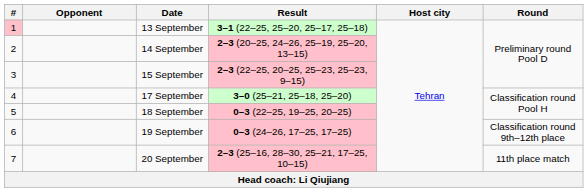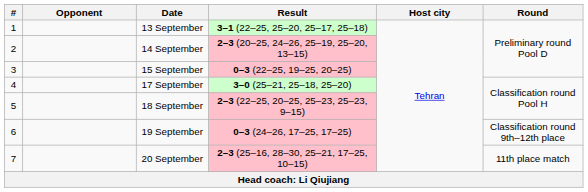(13, 28) pink background -> (13, 28) no background
(292, 75) 2–3 (22–25, 20–25, 25–23, 25–23, 9–15) -> (292, 70) 0–3 (22–25, 19–25, 20–25)
(292, 112) 0–3 (22–25, 19–25, 20–25) -> (292, 106) 2–3 (22–25, 20–25, 25–23, 25–23, 9–15)
